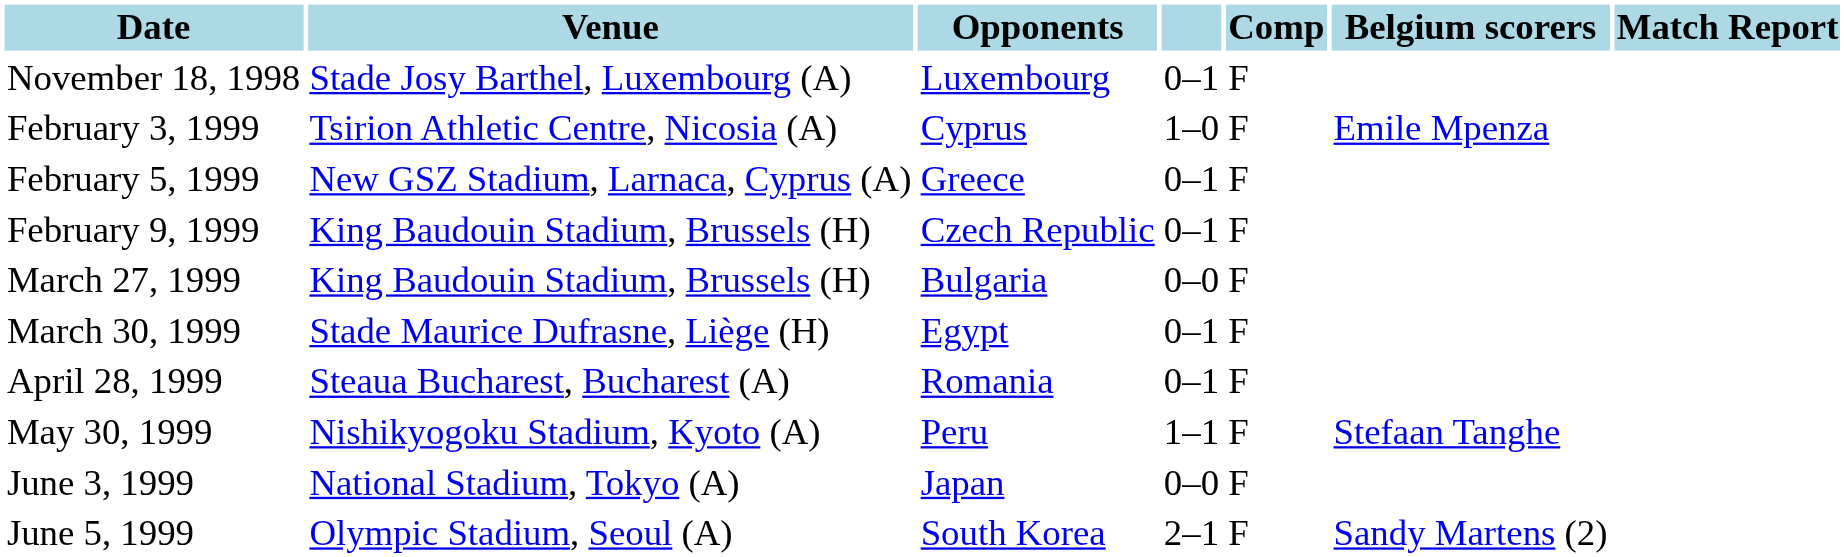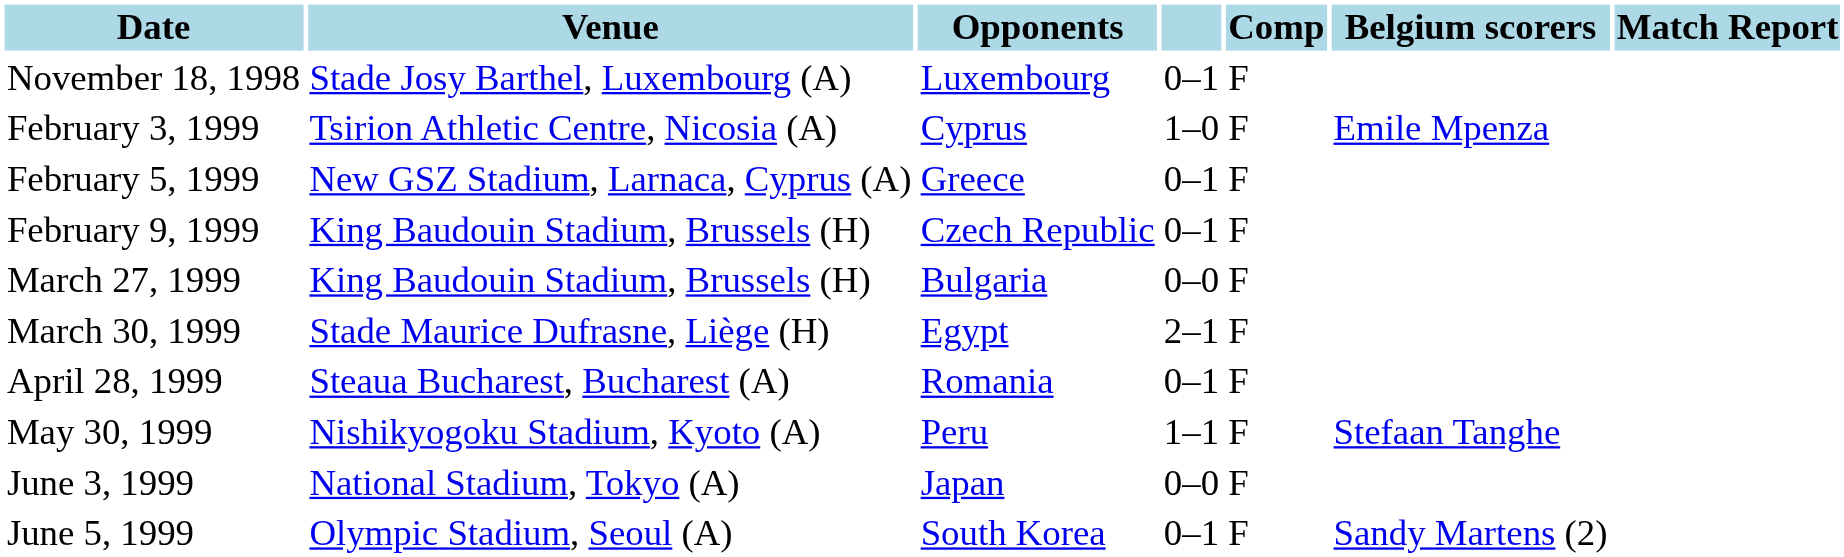(1191, 330) 0–1 -> (1191, 330) 2–1
(1191, 532) 2–1 -> (1191, 532) 0–1
